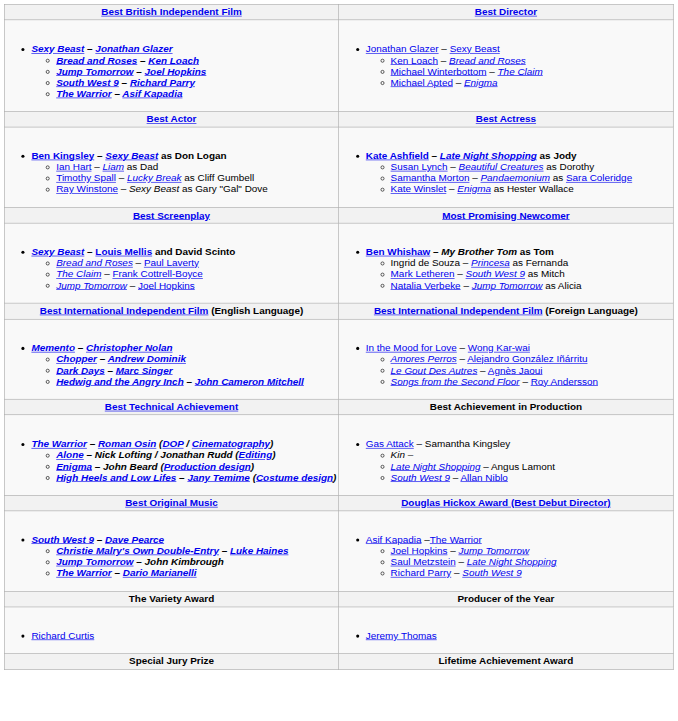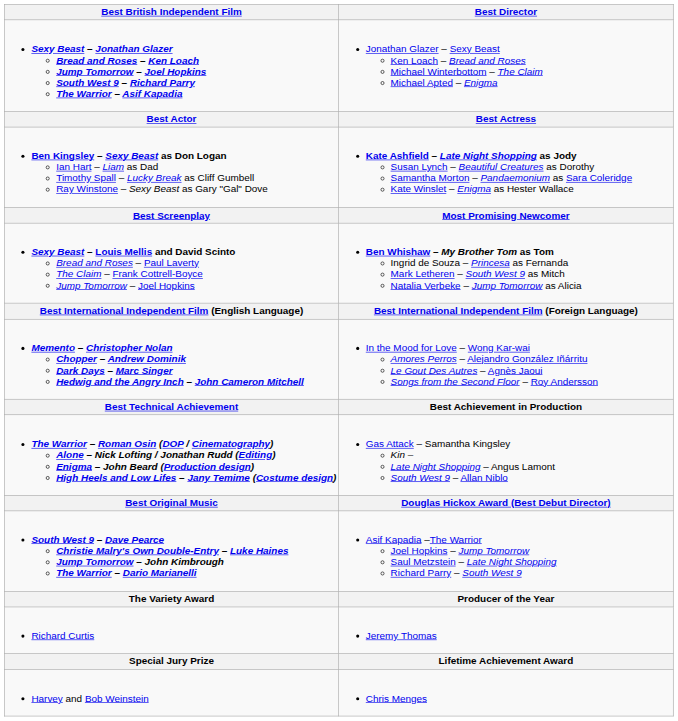+ row: (172, 698)
